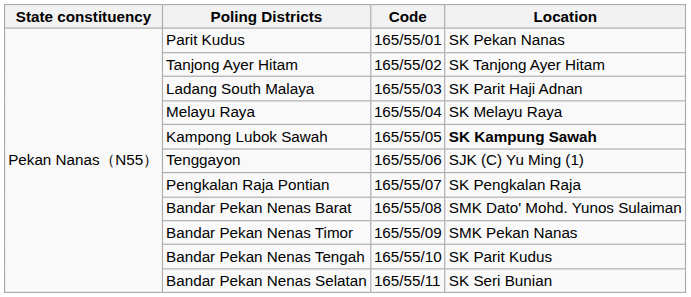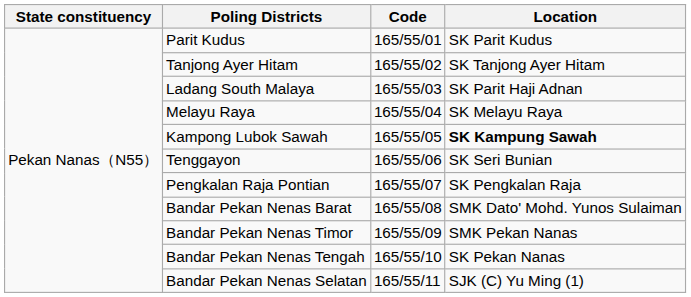(507, 40) SK Pekan Nanas -> (500, 40) SK Parit Kudus
(516, 160) SJK (C) Yu Ming (1) -> (500, 160) SK Seri Bunian
(500, 256) SK Parit Kudus -> (507, 256) SK Pekan Nanas
(500, 280) SK Seri Bunian -> (516, 280) SJK (C) Yu Ming (1)
